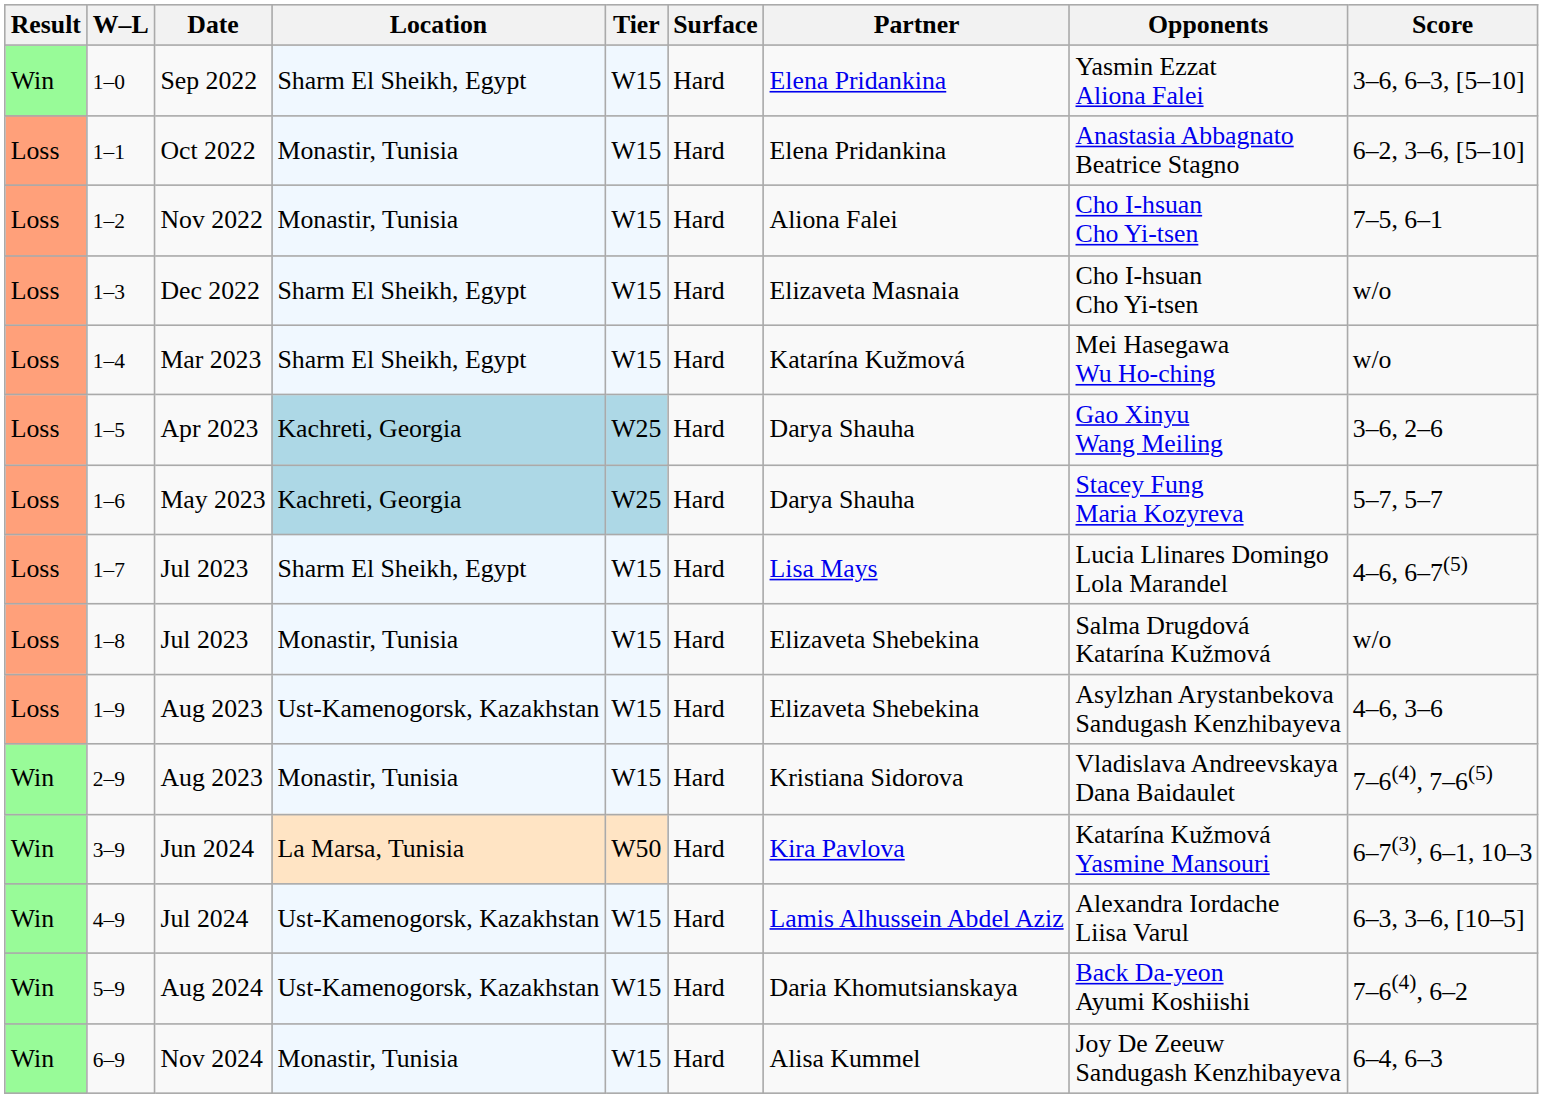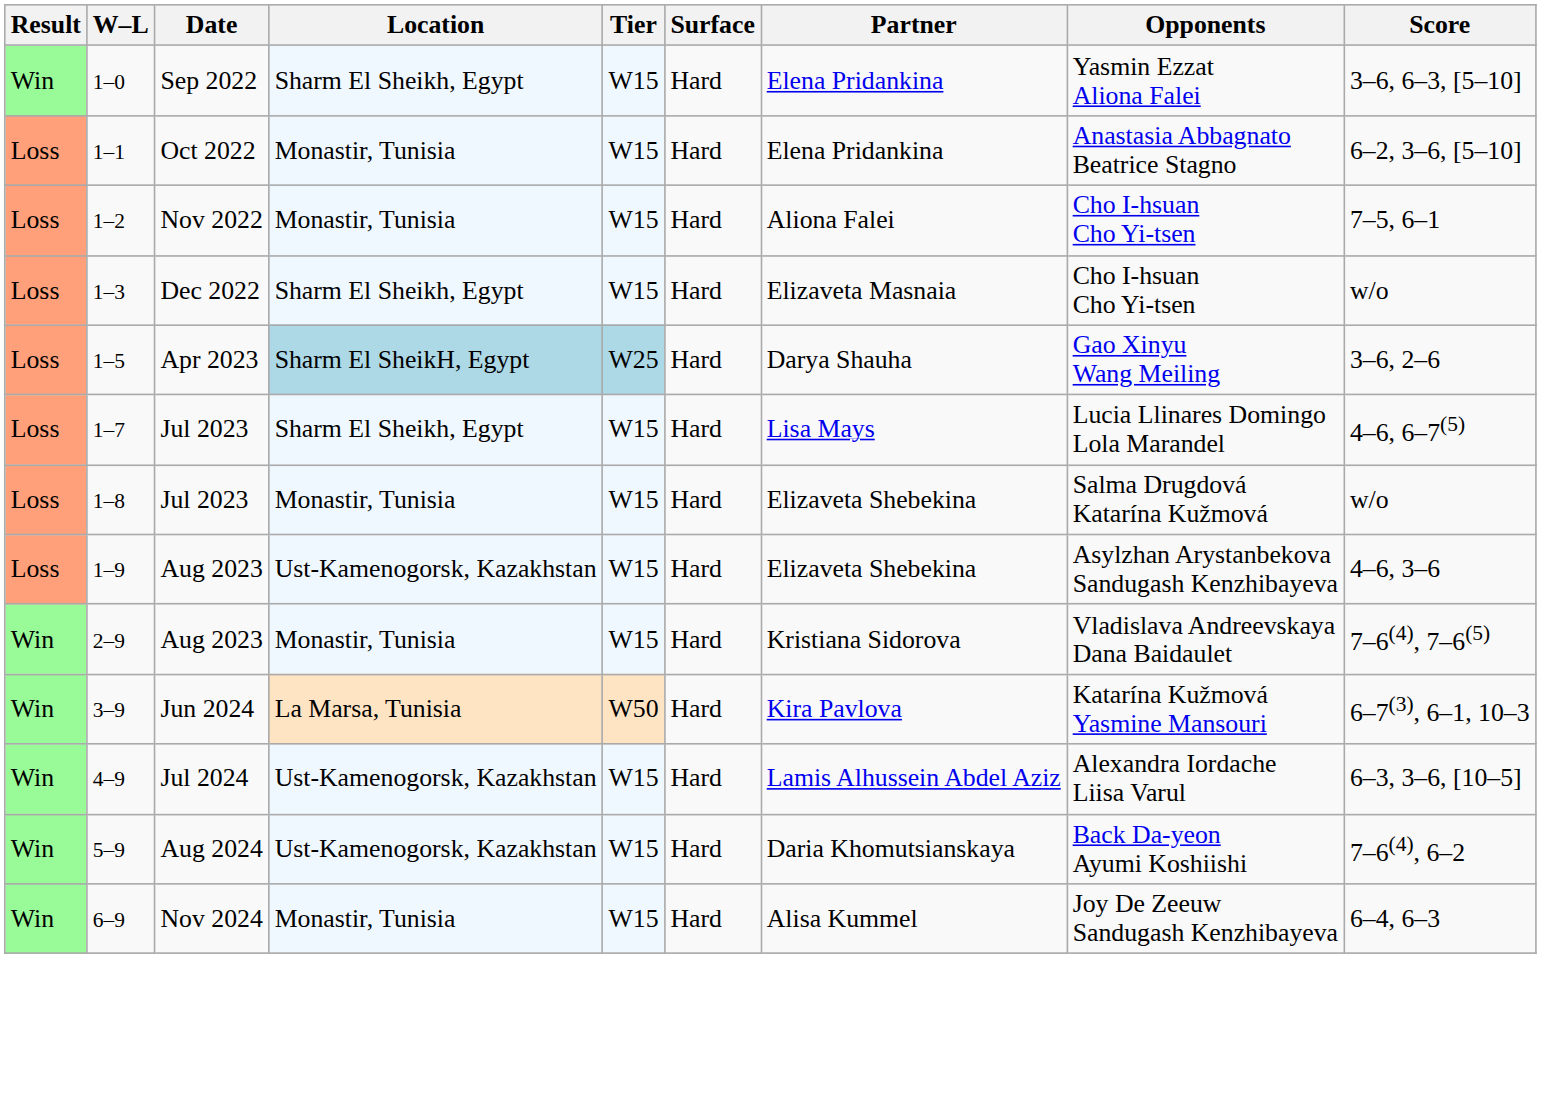- row: (109, 361)
(370, 429) Kachreti, Georgia -> (402, 359) Sharm El SheikH, Egypt
- row: (109, 500)
